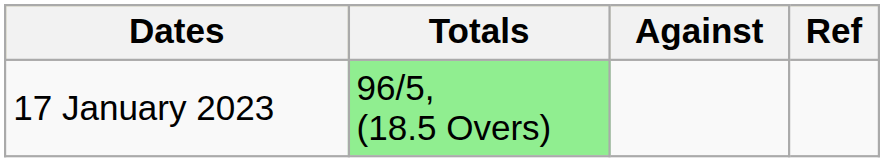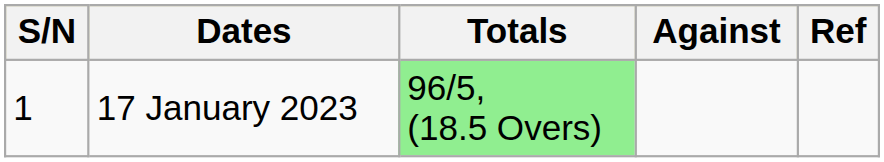+ column: (47, 32)
